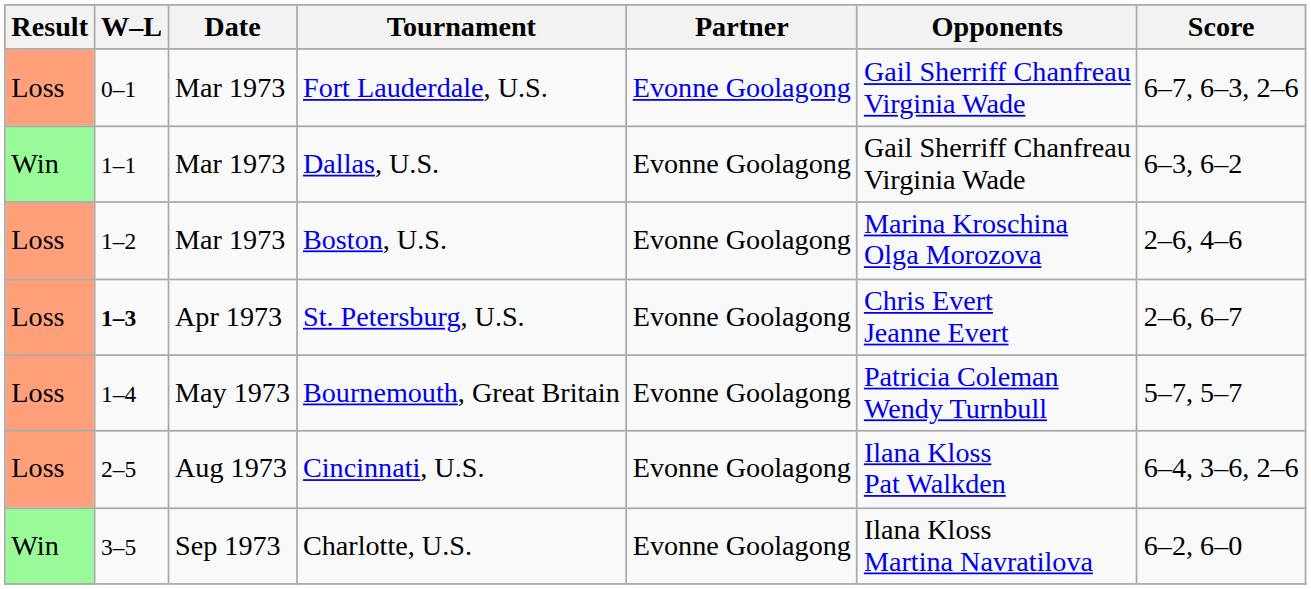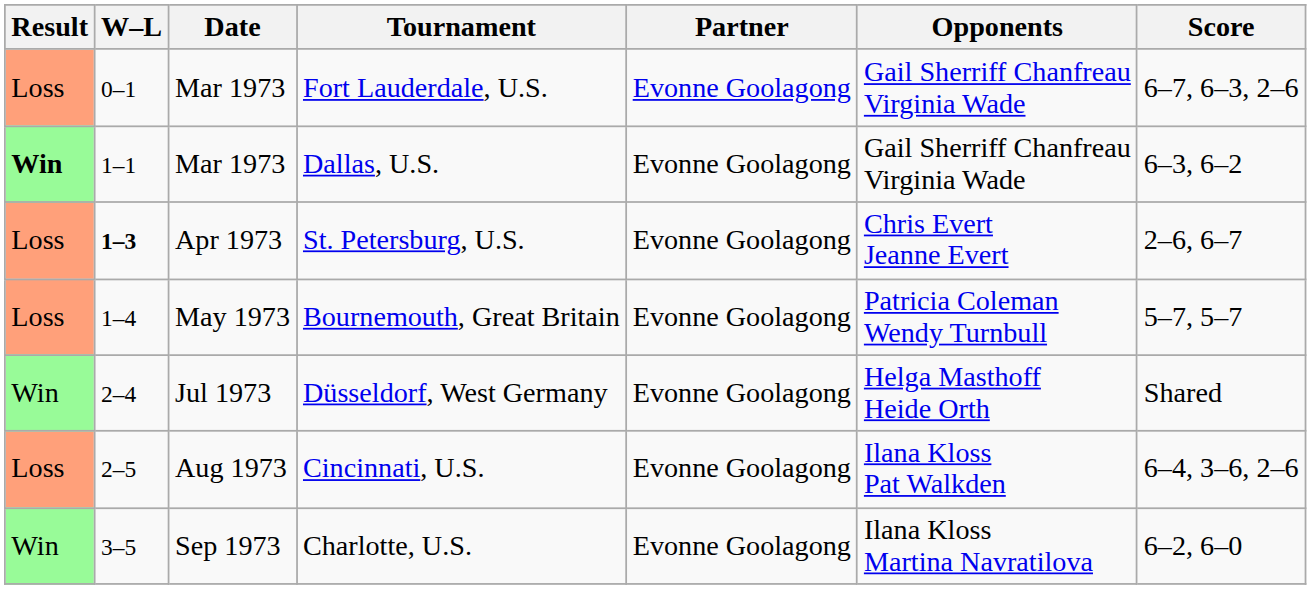(35, 163) normal -> (37, 163) bold
- row: (375, 240)
+ row: (455, 392)
